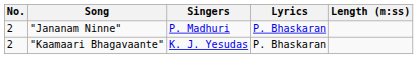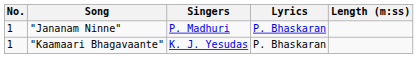(10, 29) 2 -> (10, 29) 1
(10, 46) 2 -> (10, 46) 1
